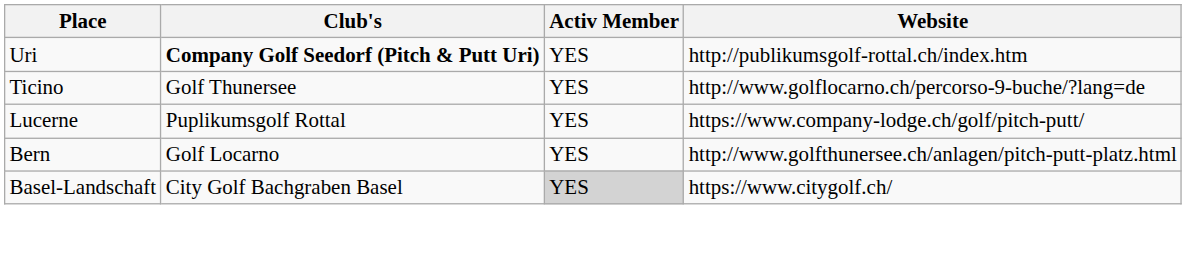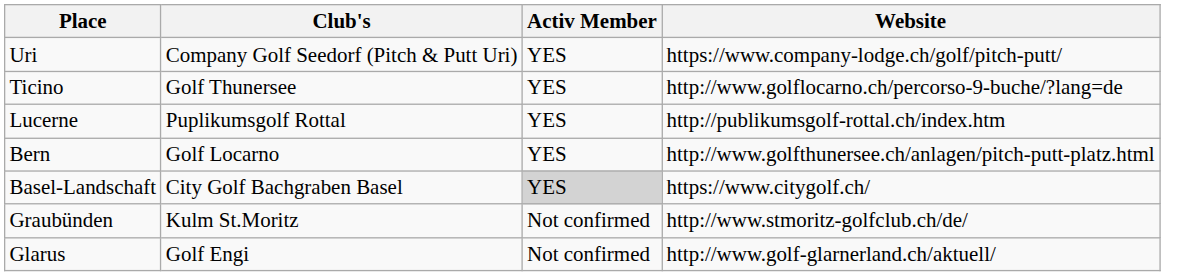(353, 54) bold -> (342, 54) normal
(858, 54) http://publikumsgolf-rottal.ch/index.htm -> (864, 54) https://www.company-lodge.ch/golf/pitch-putt/
(886, 120) https://www.company-lodge.ch/golf/pitch-putt/ -> (836, 120) http://publikumsgolf-rottal.ch/index.htm
+ row: (61, 220)
+ row: (37, 253)
